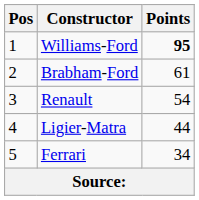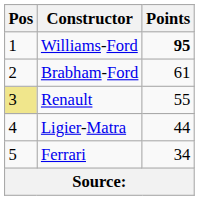(13, 100) no background -> (13, 100) khaki background
(182, 100) 54 -> (182, 100) 55
